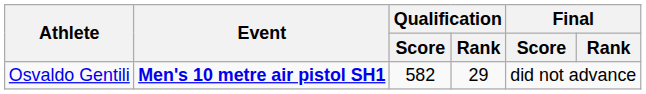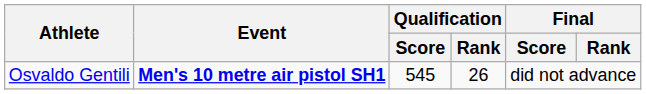(420, 76) 582 -> (420, 76) 545
(479, 76) 29 -> (479, 76) 26
